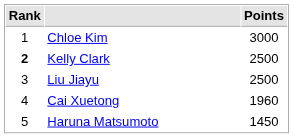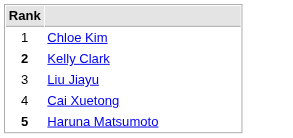- column: (264, 16)
(25, 121) normal -> (25, 121) bold
